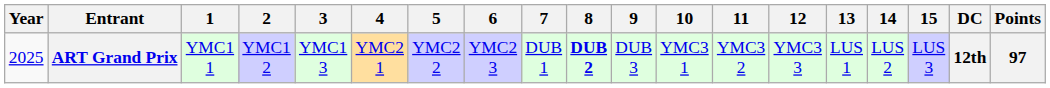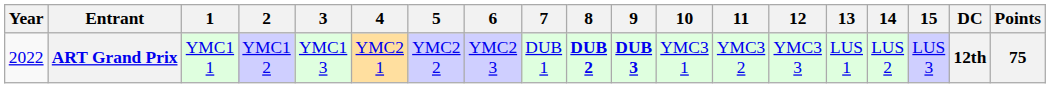(26, 57) 2025 -> (26, 57) 2022
(634, 57) normal -> (634, 57) bold
(1018, 57) 97 -> (1018, 57) 75
